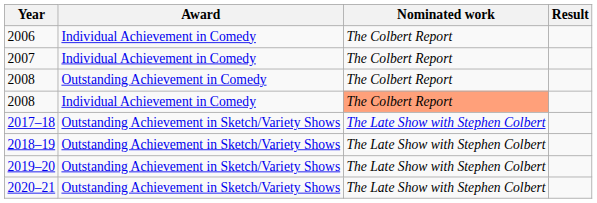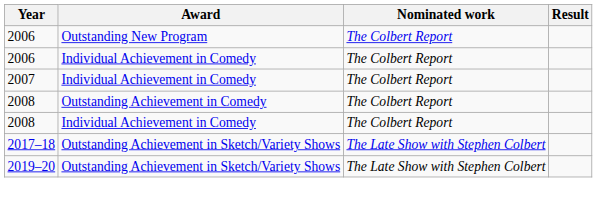+ row: (21, 36)
(399, 101) lightsalmon background -> (399, 123) no background
- row: (31, 144)
- row: (31, 187)
